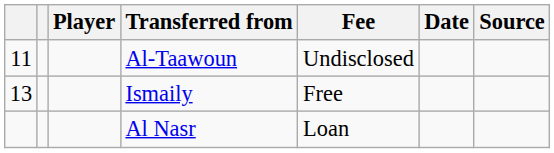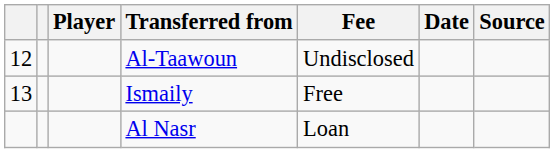(21, 57) 11 -> (21, 57) 12
